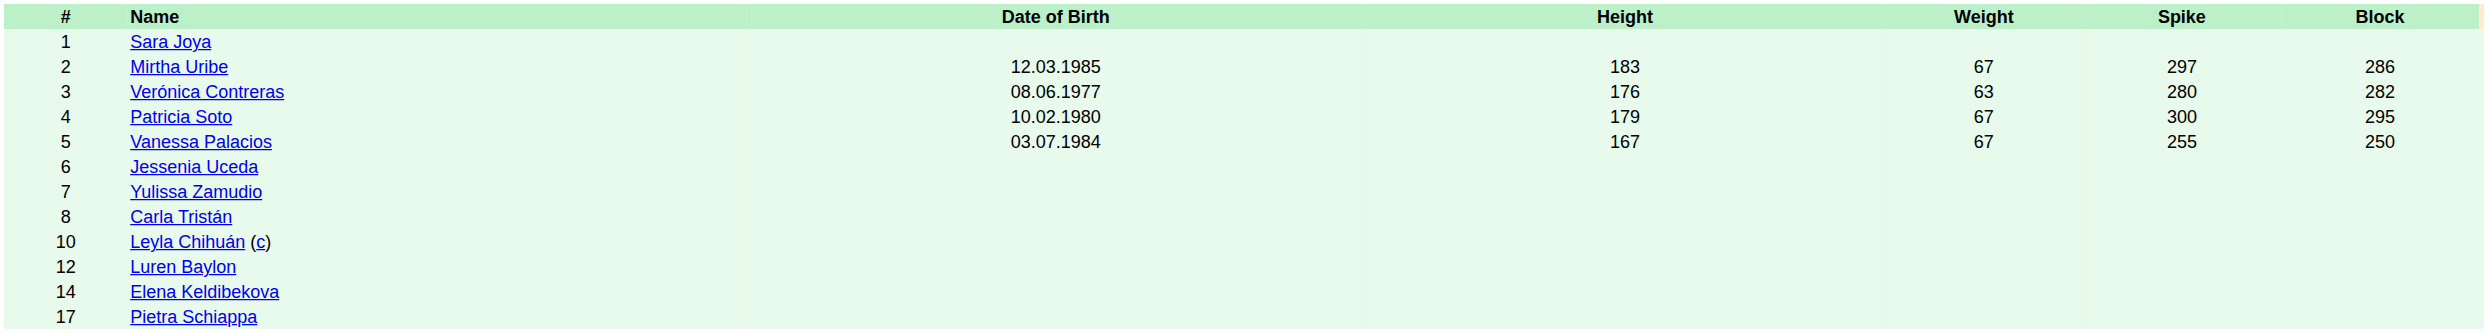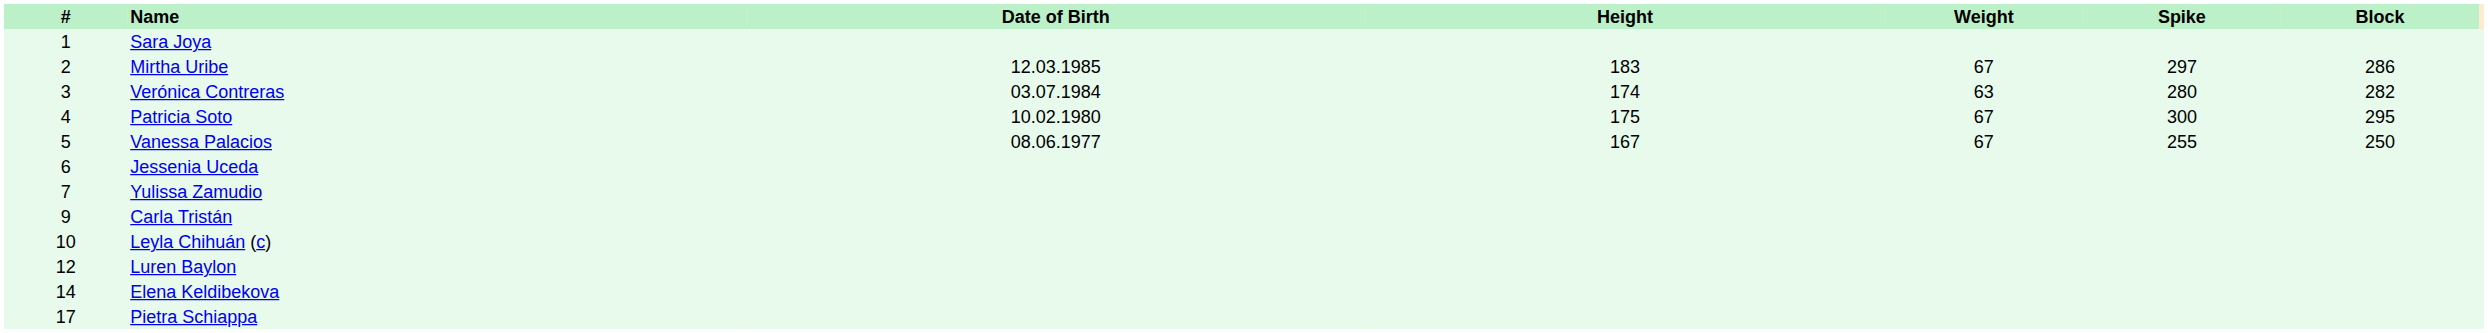(1056, 92) 08.06.1977 -> (1056, 92) 03.07.1984
(1625, 92) 176 -> (1625, 92) 174
(1625, 116) 179 -> (1625, 116) 175
(1056, 142) 03.07.1984 -> (1056, 142) 08.06.1977
(66, 216) 8 -> (66, 216) 9
